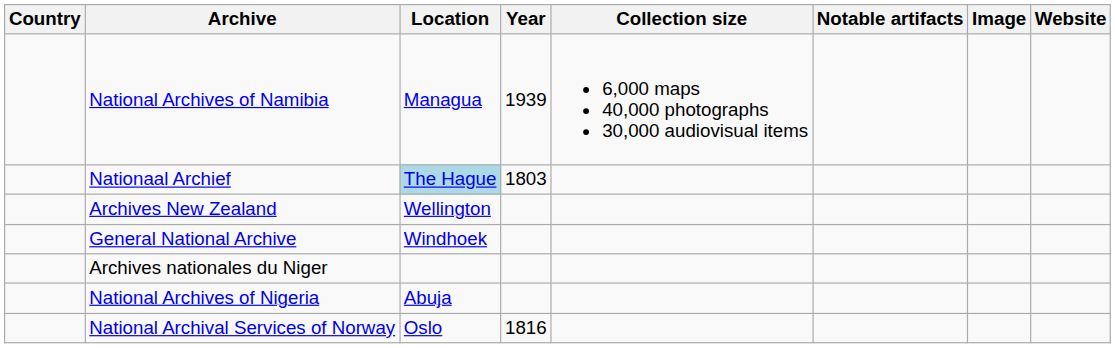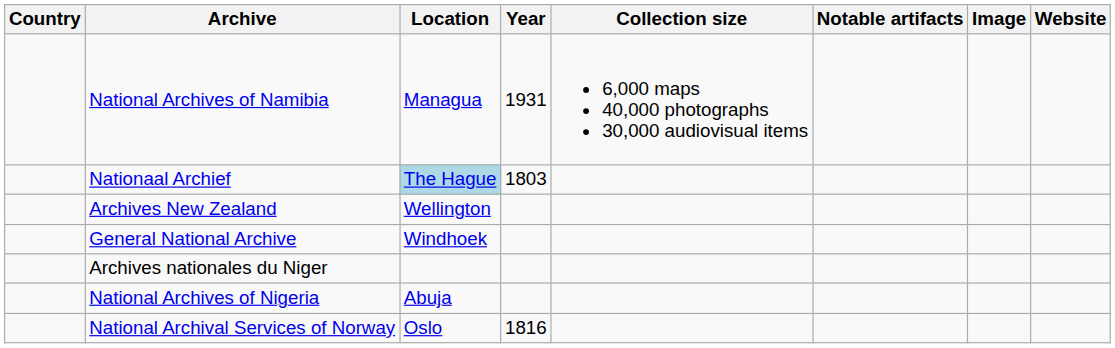(526, 99) 1939 -> (526, 99) 1931
